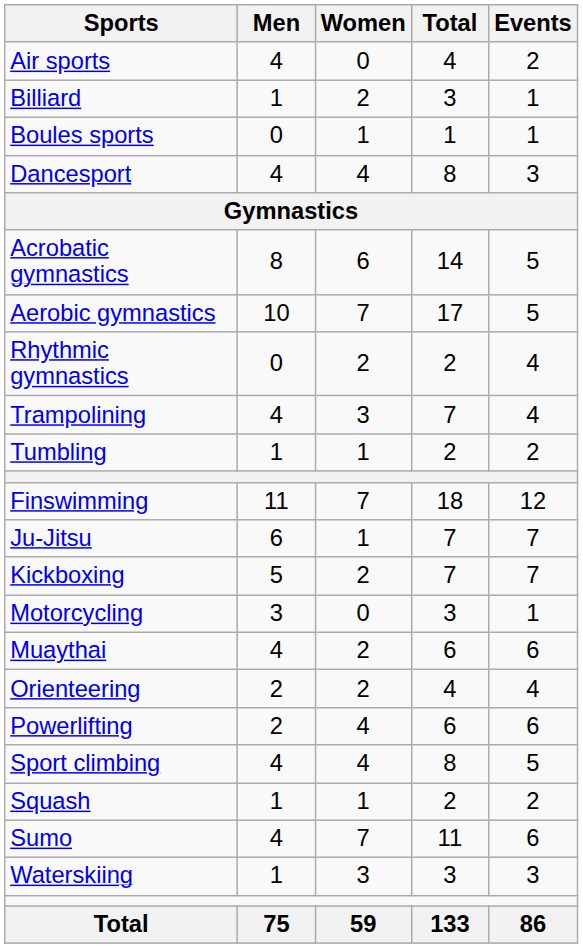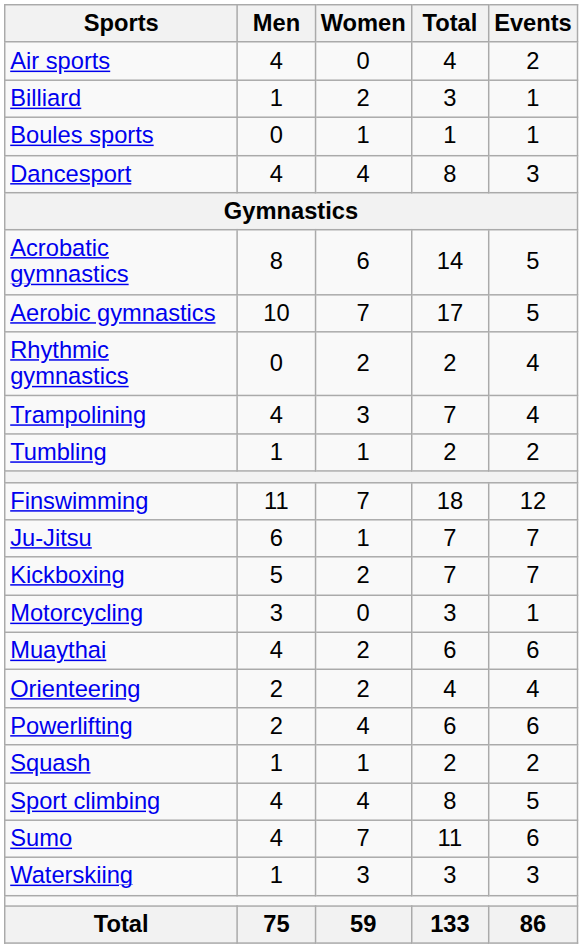rows swapped: (85, 763) <-> (50, 801)
